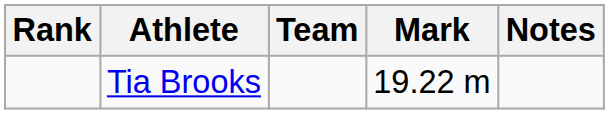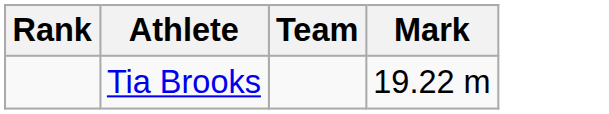- column: (551, 30)
